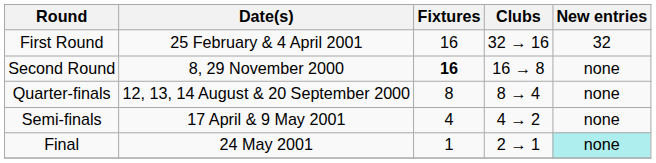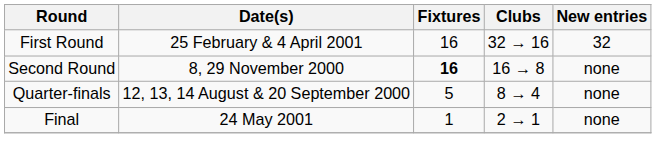(449, 94) 8 -> (449, 94) 5
- row: (62, 119)
(602, 145) paleturquoise background -> (602, 119) no background
